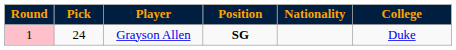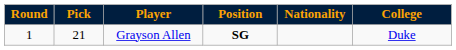(29, 34) pink background -> (29, 34) no background
(79, 34) 24 -> (79, 34) 21
